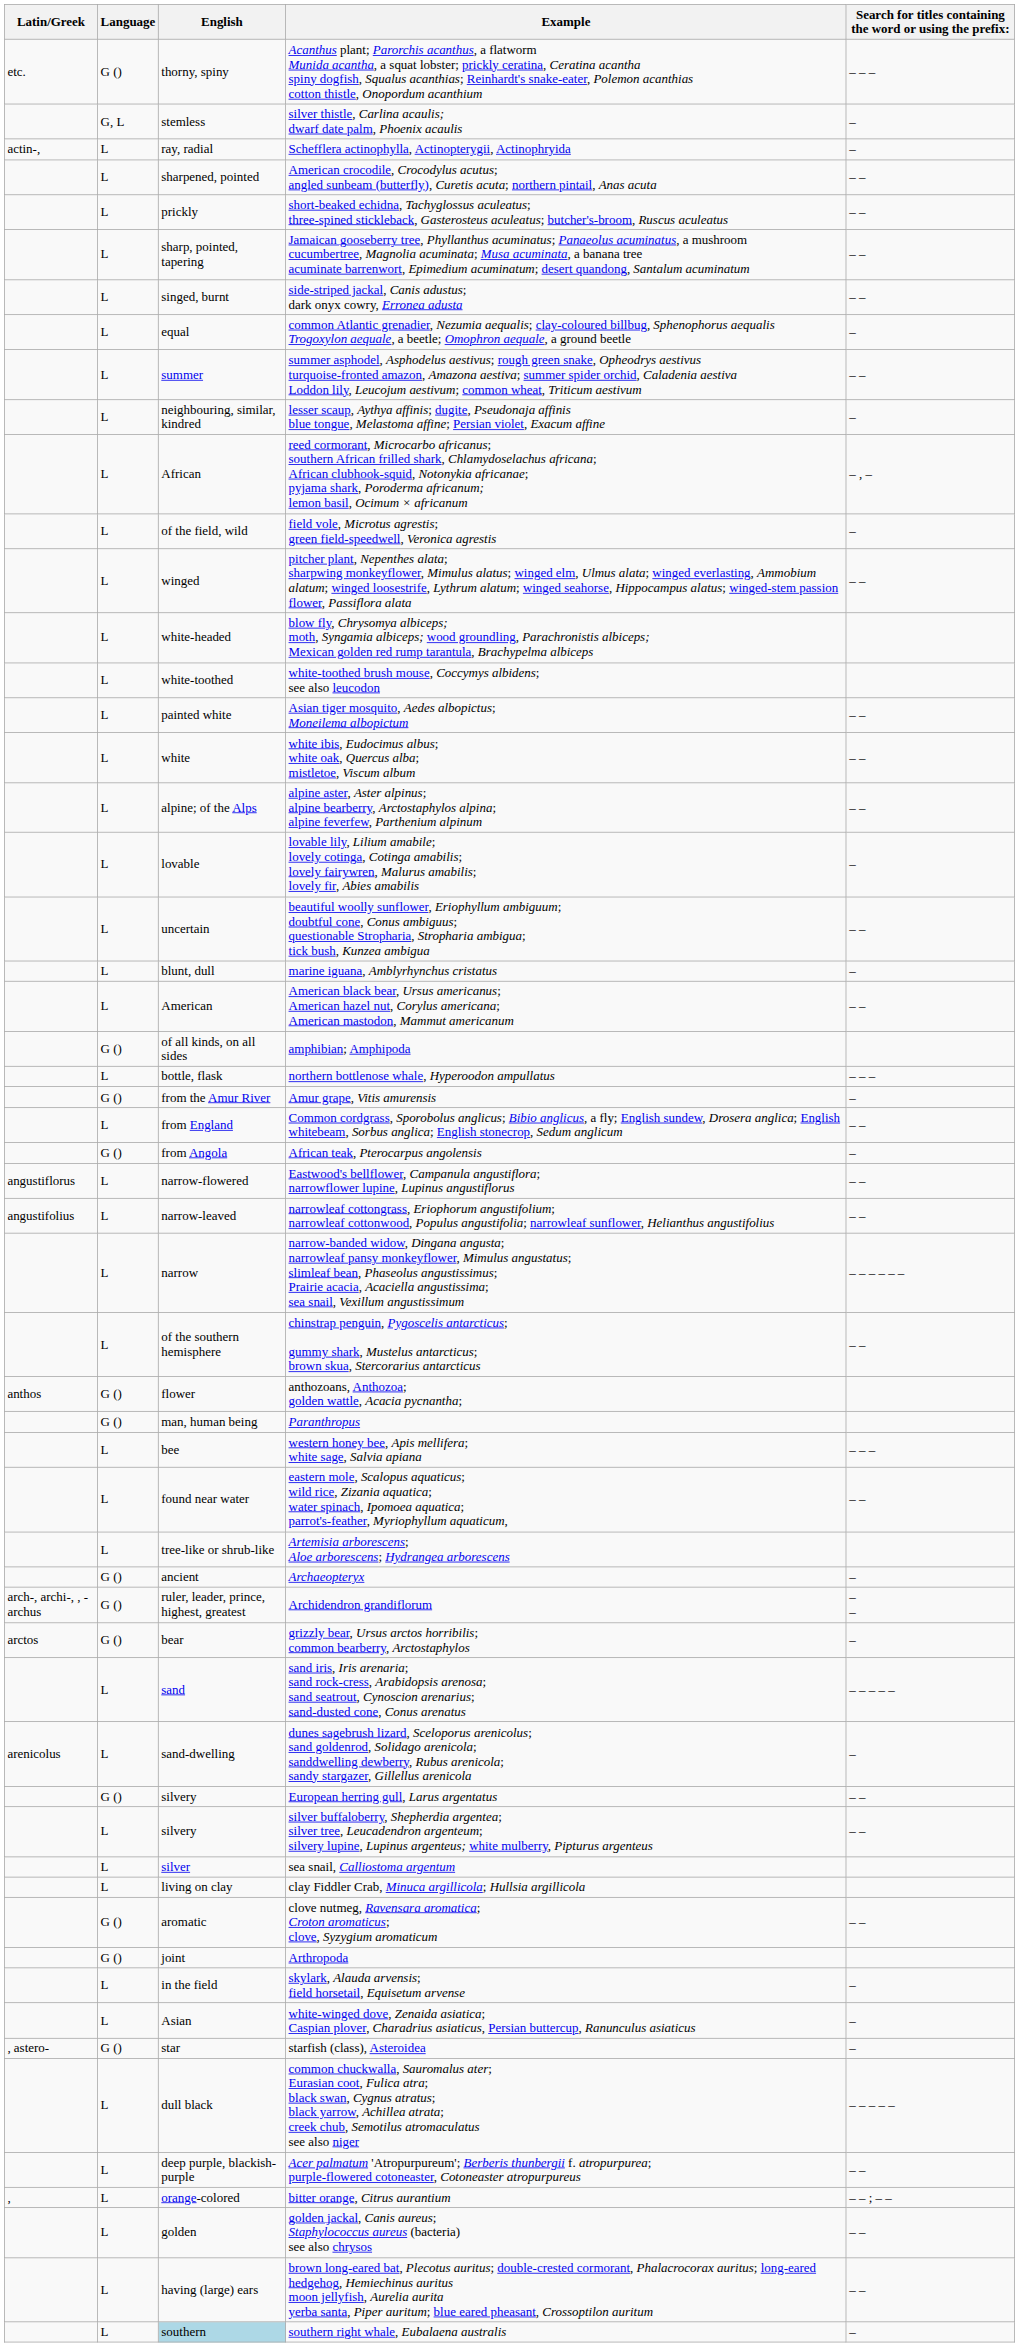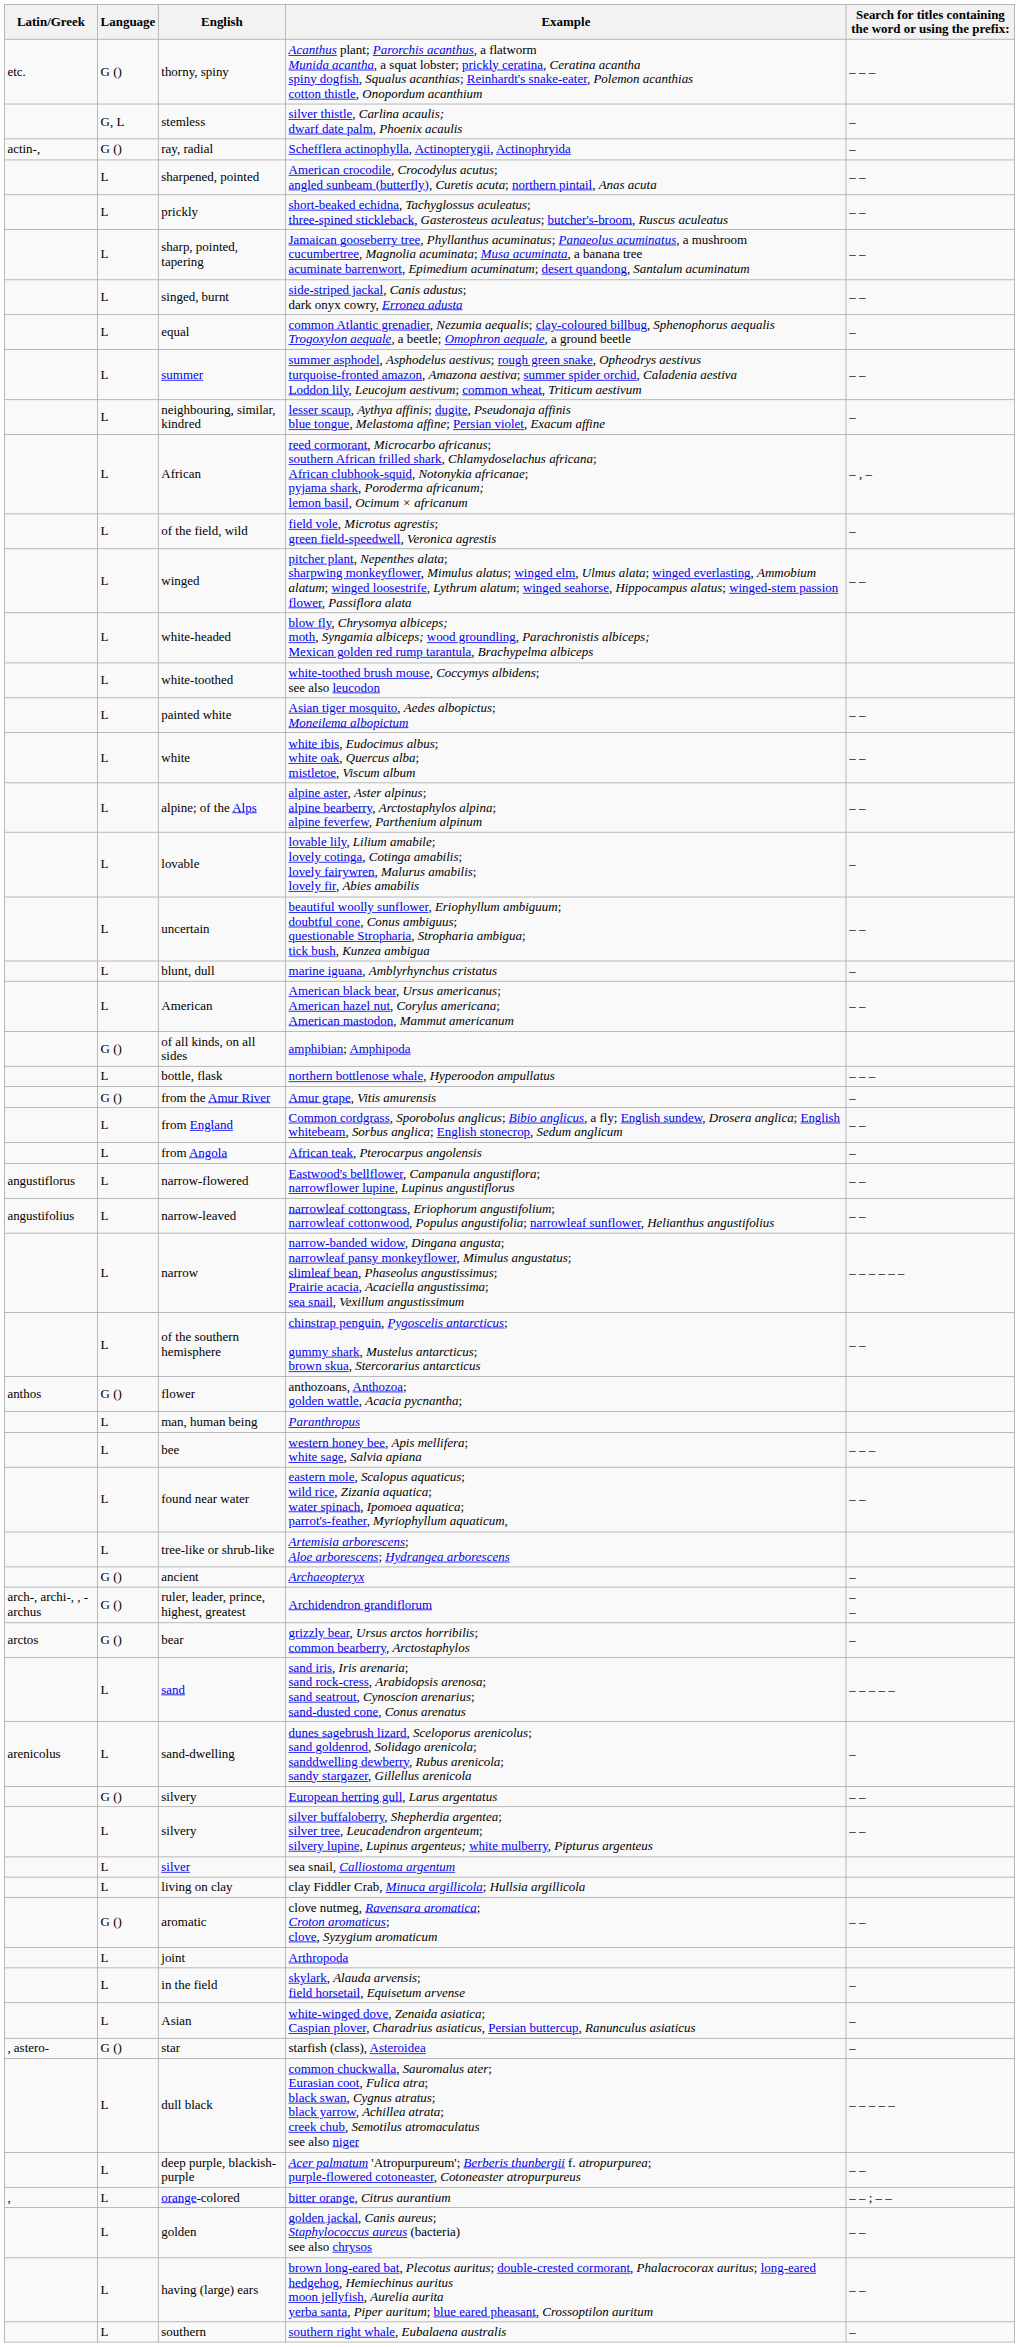(105, 149) L -> (111, 149) G ()
(111, 1152) G () -> (105, 1152) L
(111, 1422) G () -> (105, 1422) L
(111, 1957) G () -> (105, 1957) L
(184, 2332) lightblue background -> (184, 2332) no background
